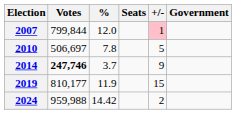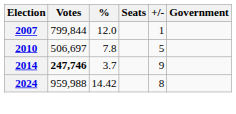(161, 30) pink background -> (161, 30) no background
- row: (26, 83)
(161, 100) 2 -> (161, 83) 8
